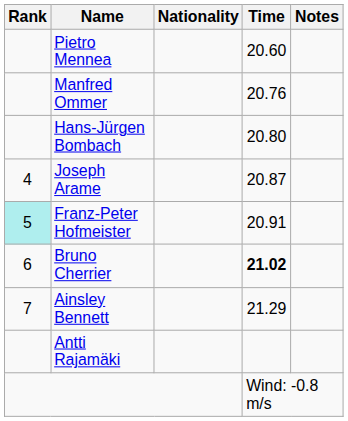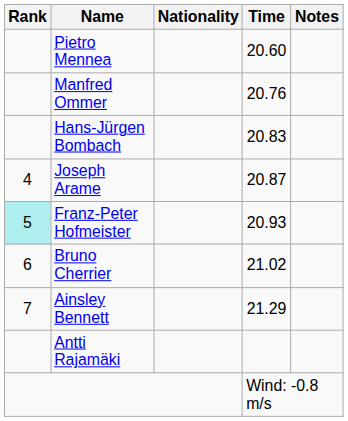(267, 136) 20.80 -> (267, 136) 20.83
(267, 222) 20.91 -> (267, 222) 20.93
(267, 265) bold -> (267, 265) normal
